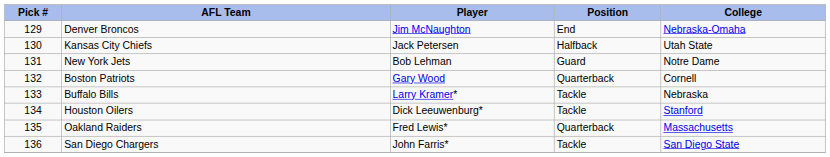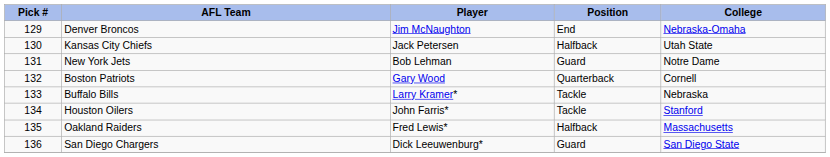(438, 111) Dick Leeuwenburg* -> (421, 111) John Farris*
(585, 128) Quarterback -> (577, 128) Halfback
(421, 144) John Farris* -> (438, 144) Dick Leeuwenburg*
(571, 144) Tackle -> (571, 144) Guard
